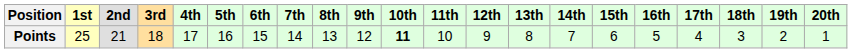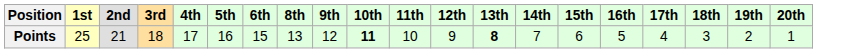- column: (295, 15)
(529, 37) normal -> (494, 37) bold
